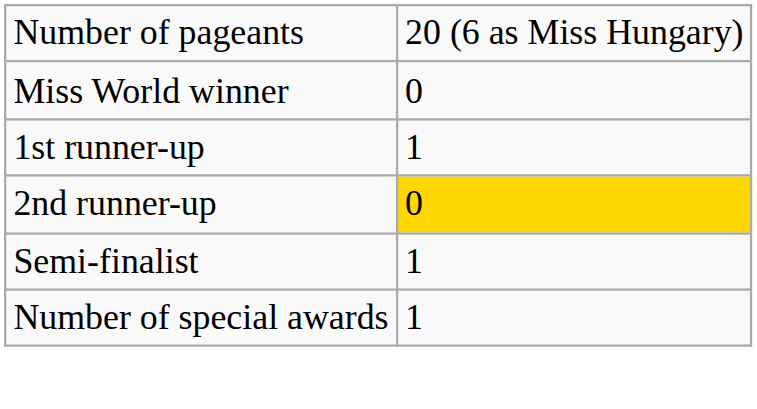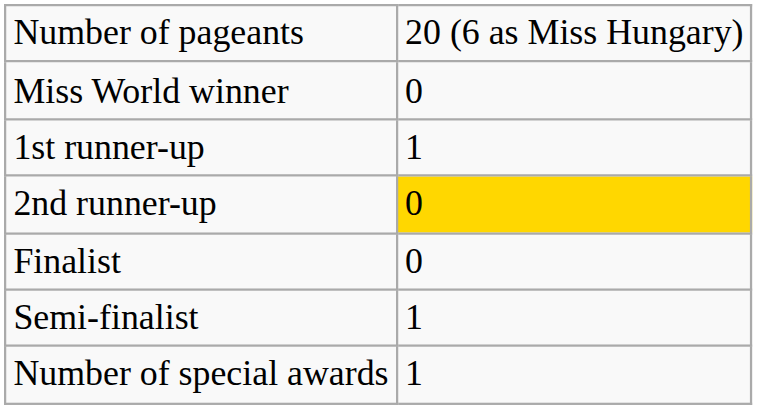+ row: (67, 260)
